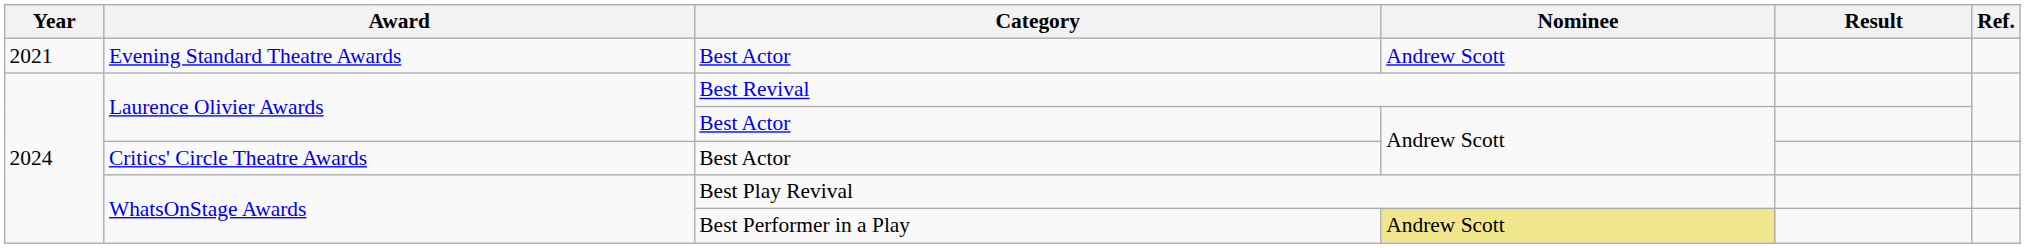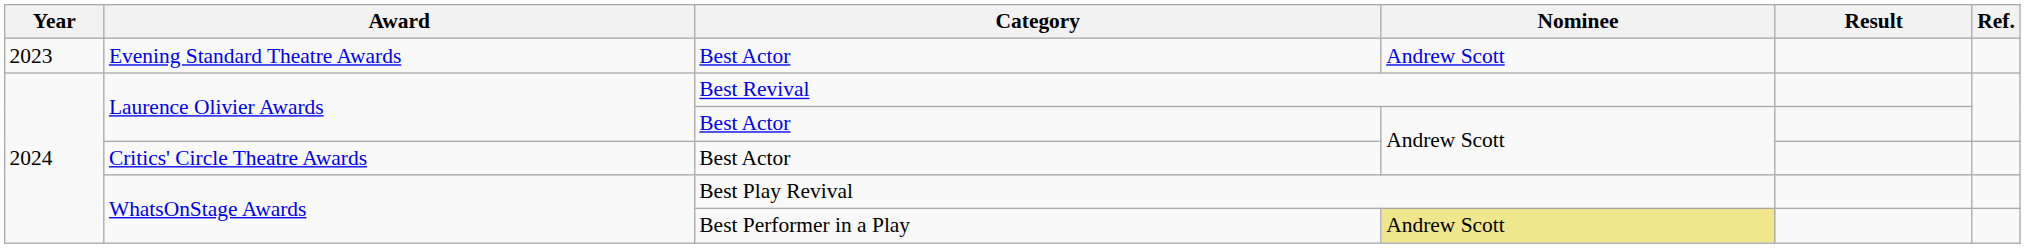(31, 55) 2021 -> (31, 55) 2023
